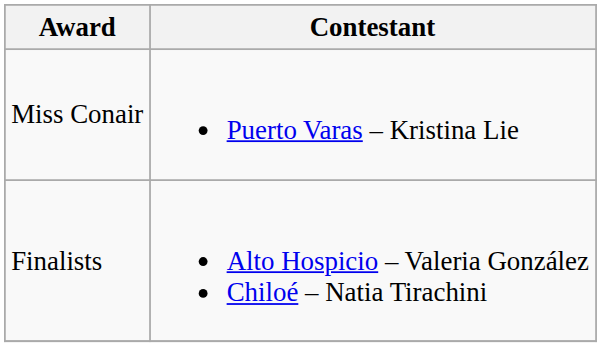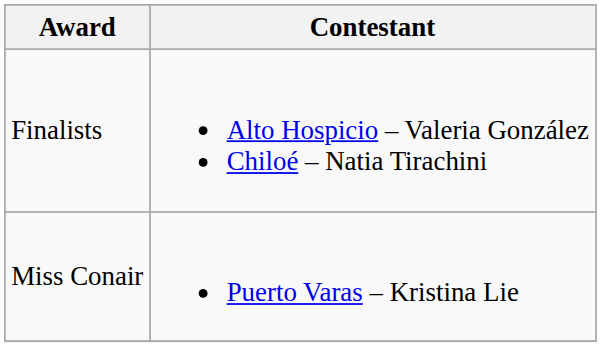rows swapped: (77, 114) <-> (57, 259)
